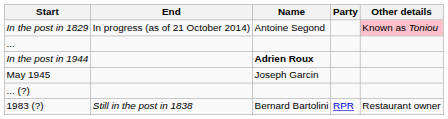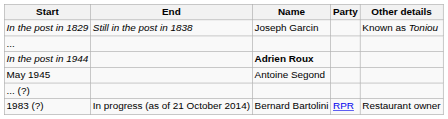(171, 28) In progress (as of 21 October 2014) -> (143, 28) Still in the post in 1838
(290, 28) Antoine Segond -> (287, 28) Joseph Garcin
(400, 28) pink background -> (400, 28) no background
(287, 75) Joseph Garcin -> (290, 75) Antoine Segond
(143, 106) Still in the post in 1838 -> (171, 106) In progress (as of 21 October 2014)
